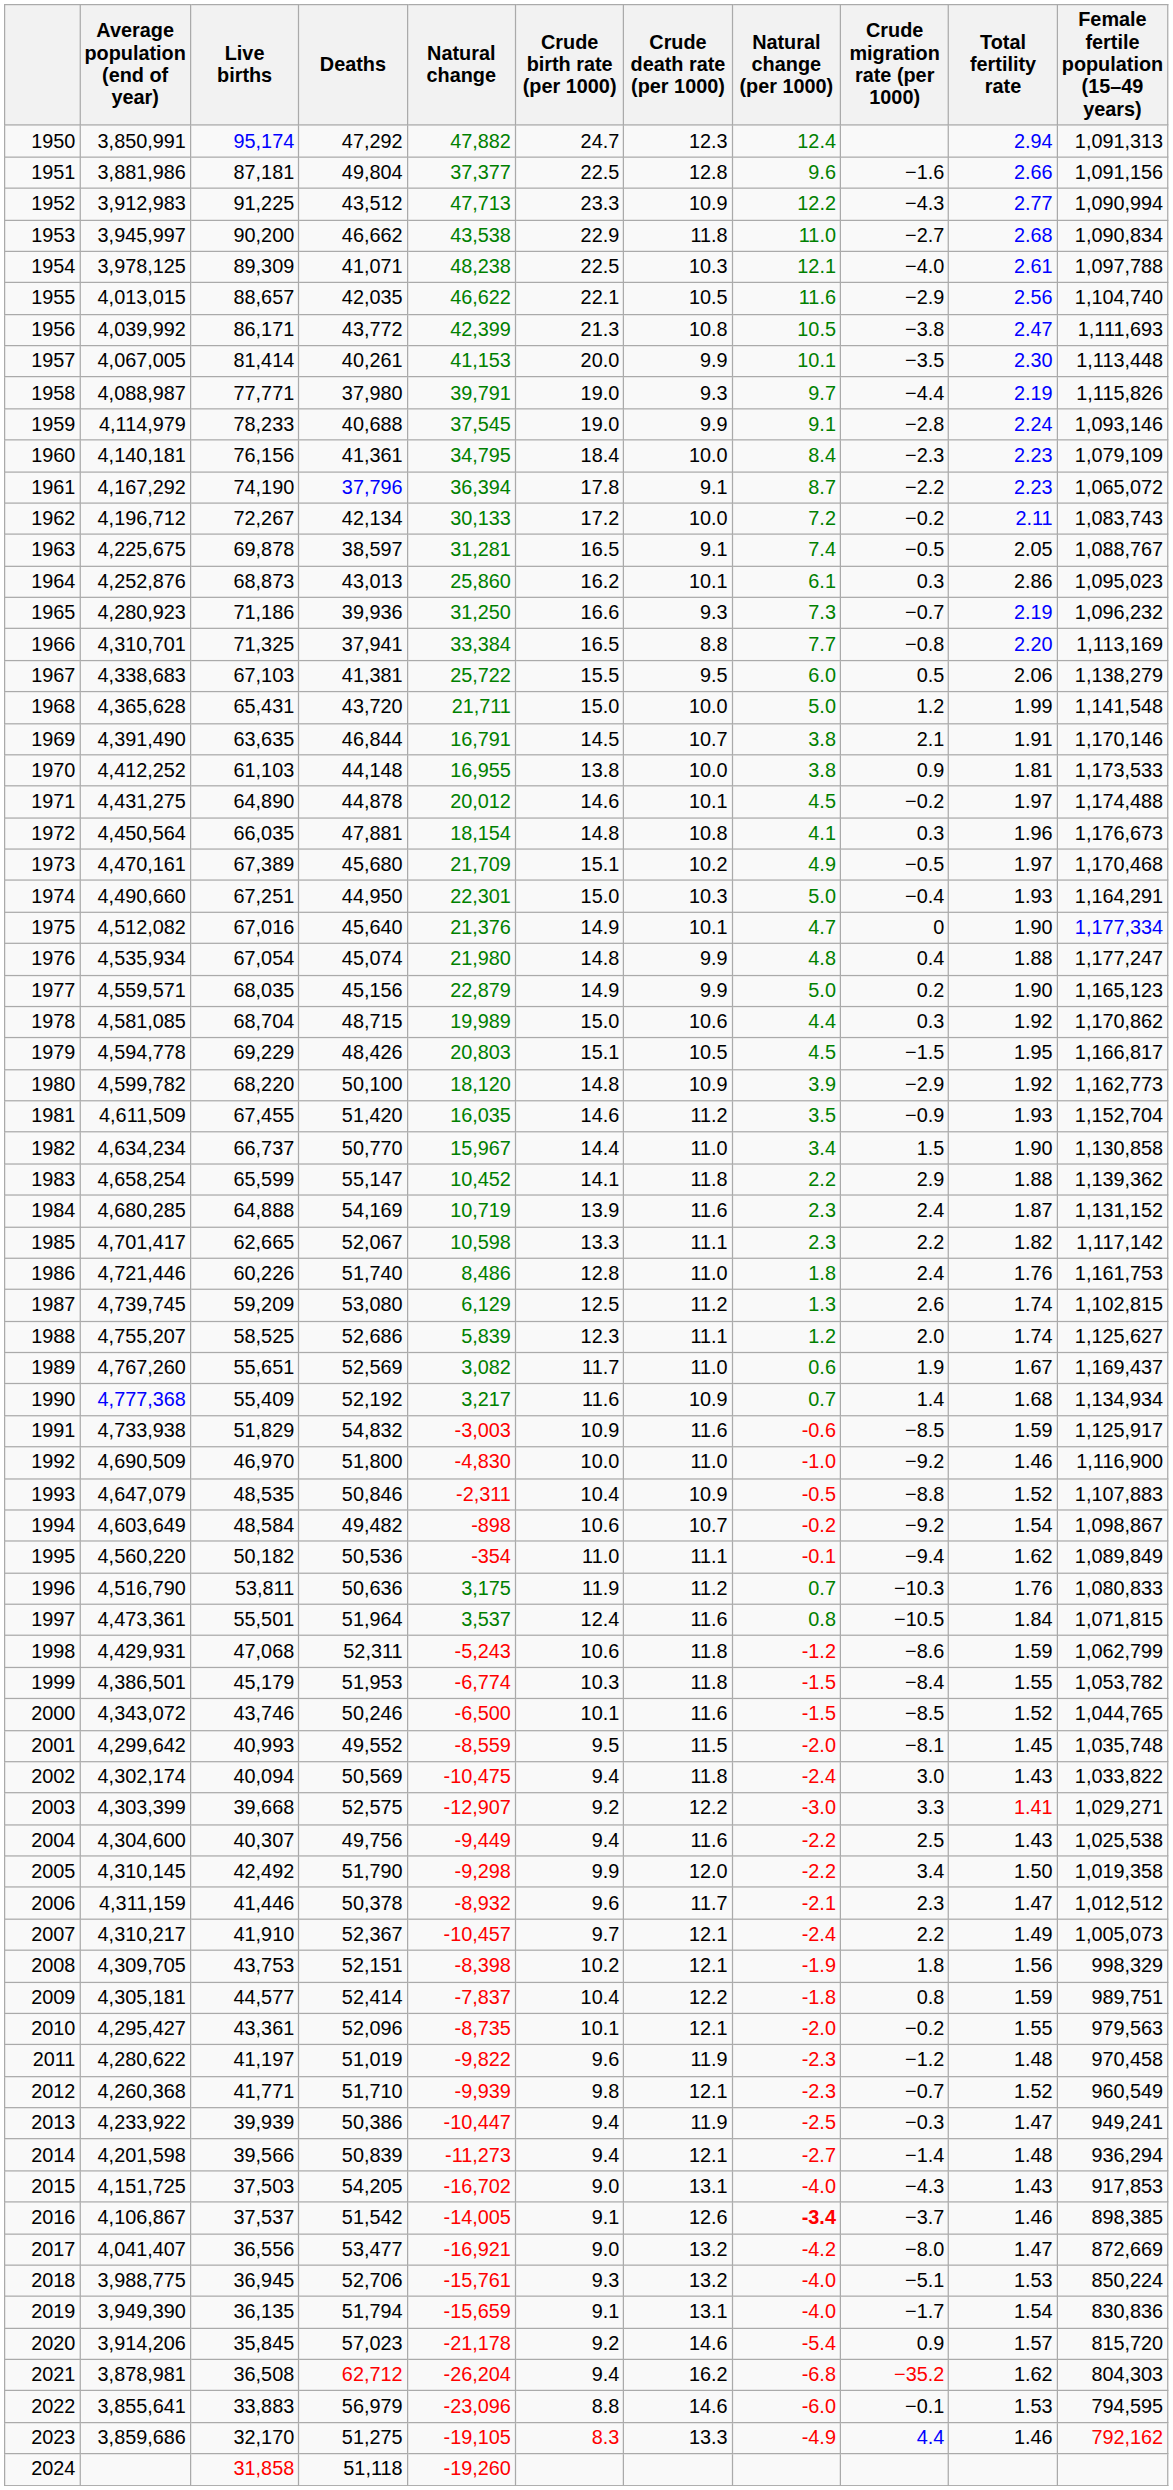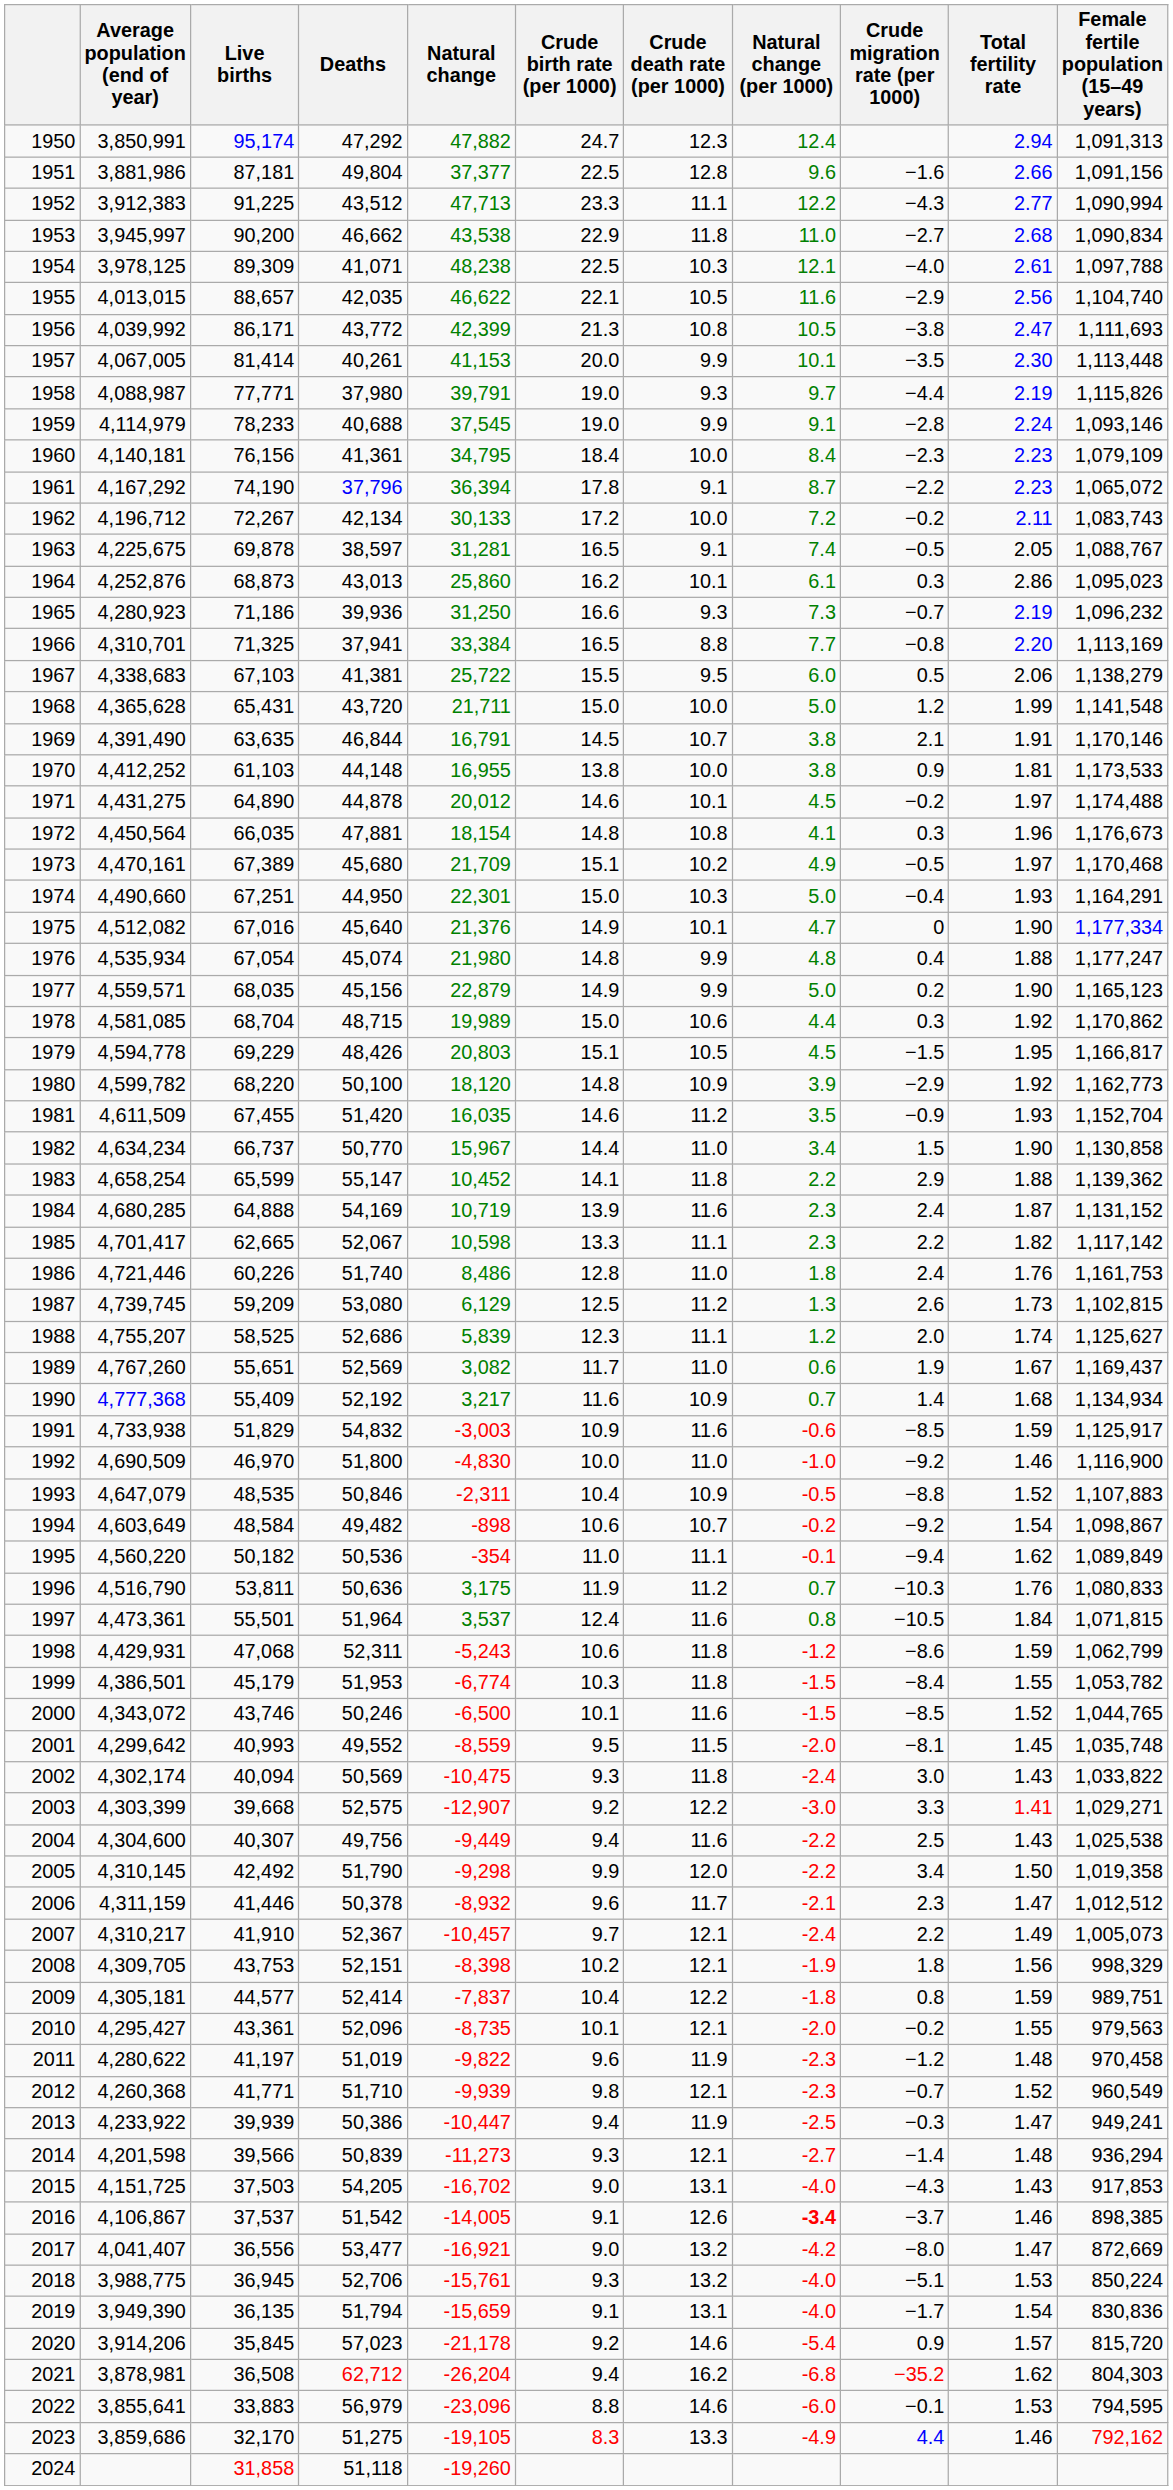(142, 203) 3,912,983 -> (142, 203) 3,912,383
(708, 203) 10.9 -> (709, 203) 11.1
(1033, 1305) 1.74 -> (1033, 1305) 1.73
(605, 1777) 9.4 -> (605, 1777) 9.3
(605, 2154) 9.4 -> (605, 2154) 9.3
